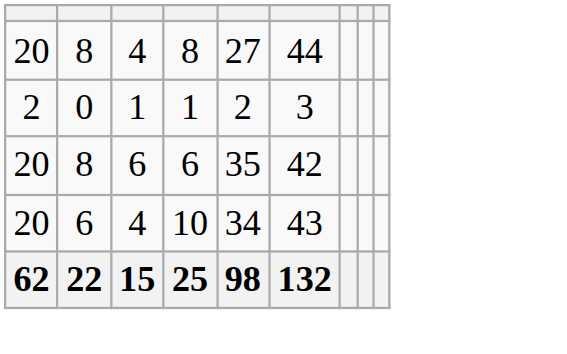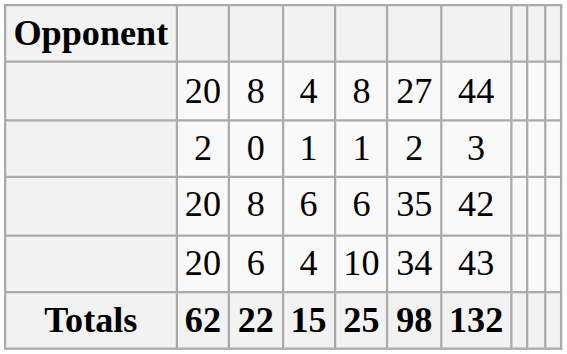+ column: (91, 33)
